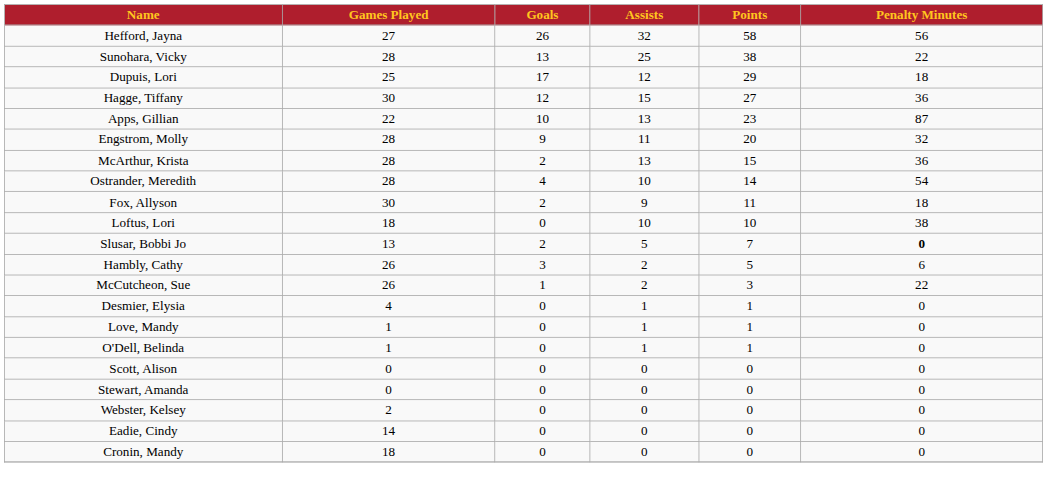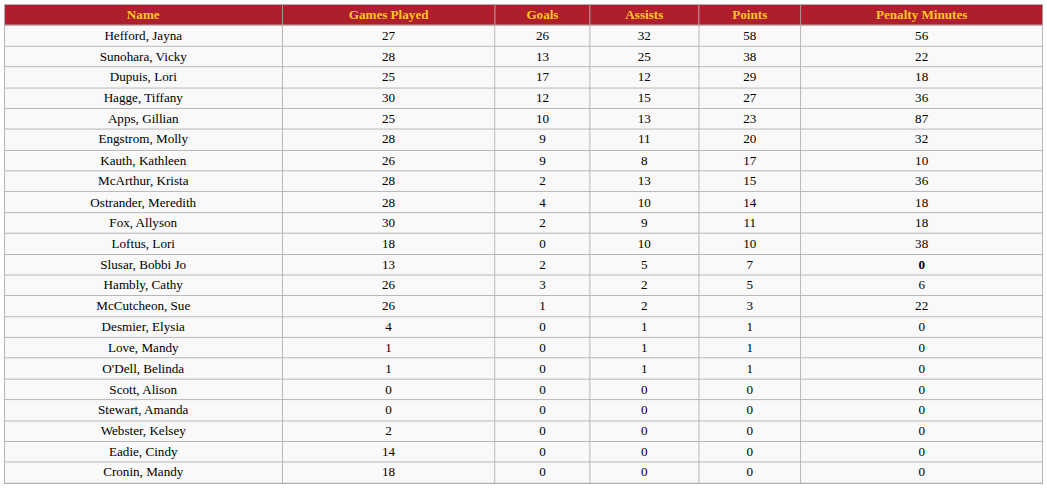(389, 118) 22 -> (389, 118) 25
+ row: (143, 160)
(922, 181) 54 -> (922, 202) 18
